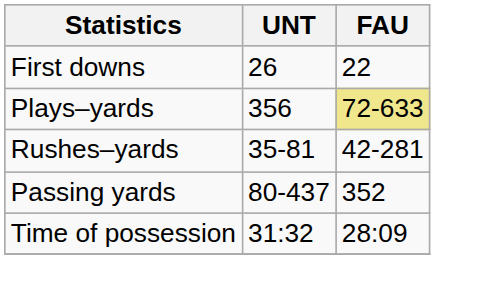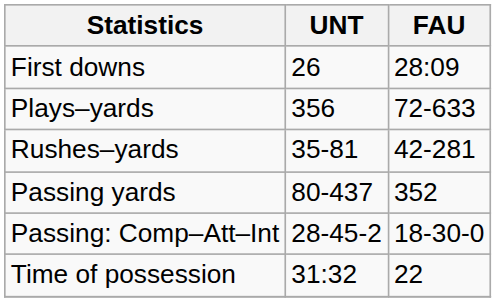(356, 66) 22 -> (427, 66) 28:09
(383, 108) khaki background -> (435, 108) no background
+ row: (145, 233)
(375, 233) 28:09 -> (408, 274) 22
